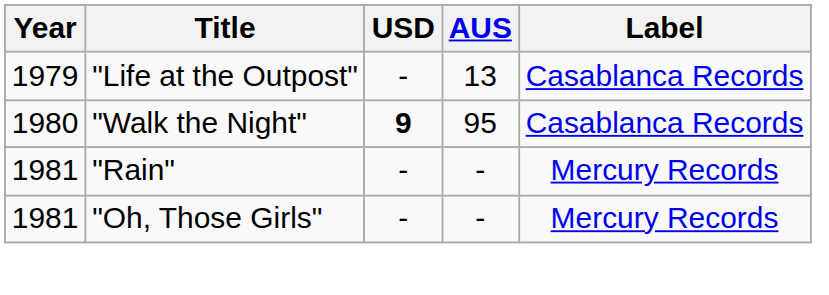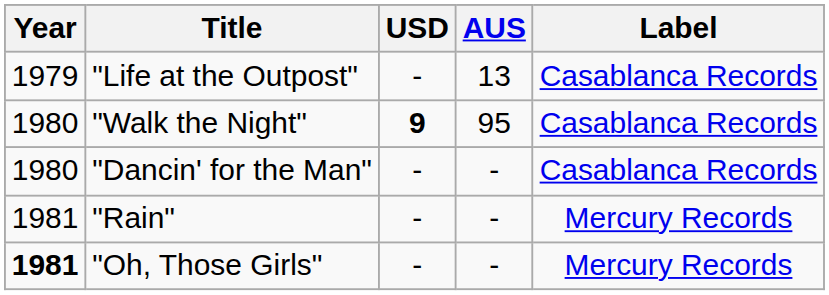+ row: (232, 170)
(45, 218) normal -> (45, 265) bold
